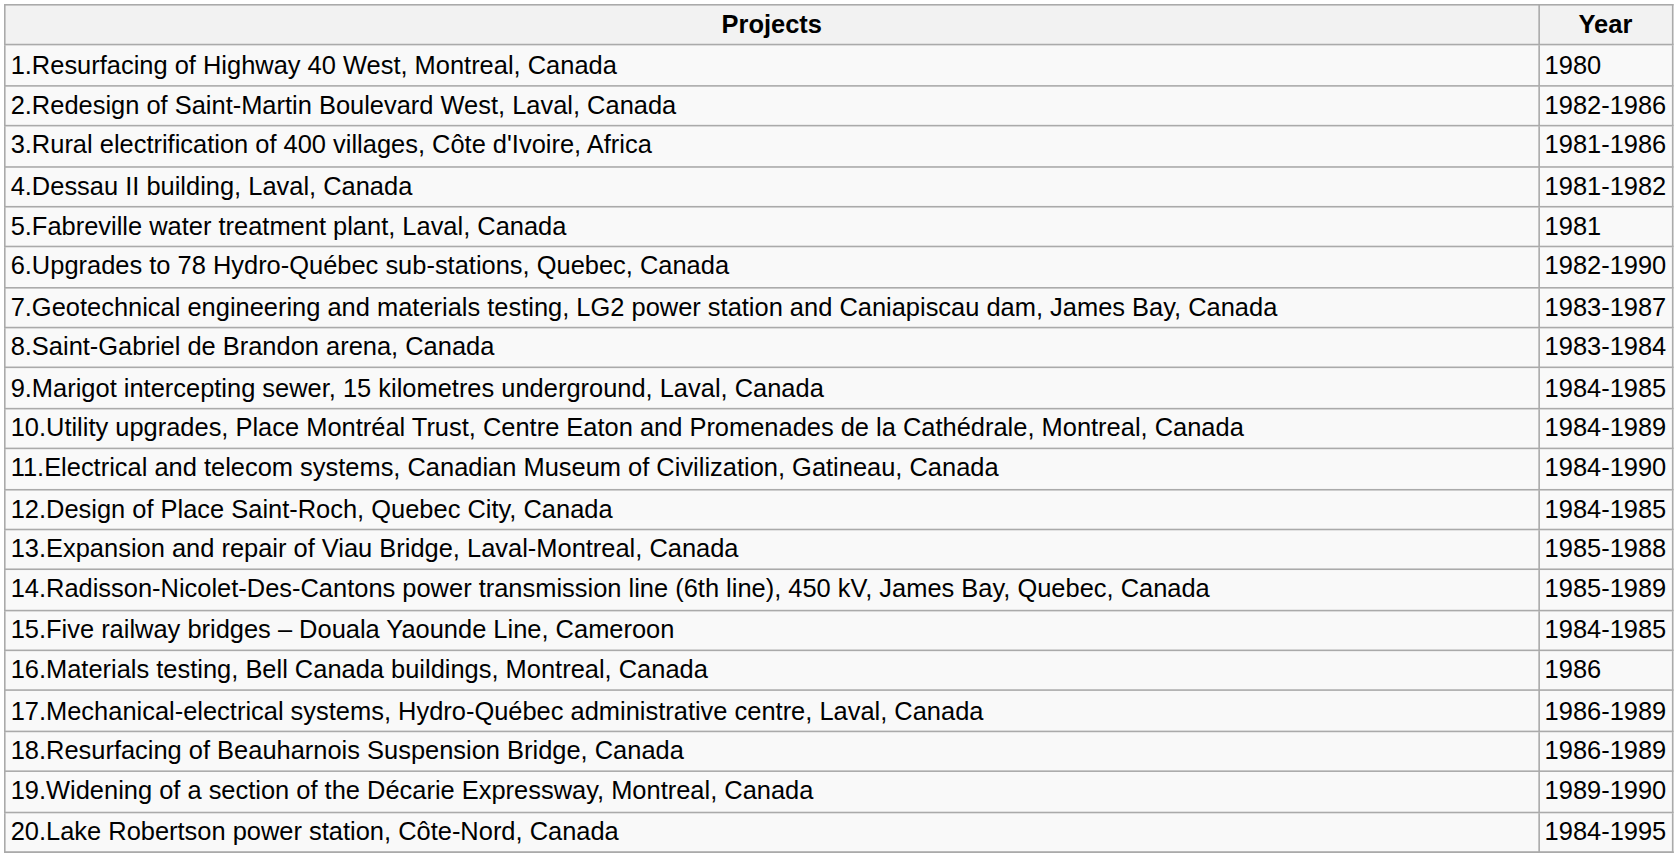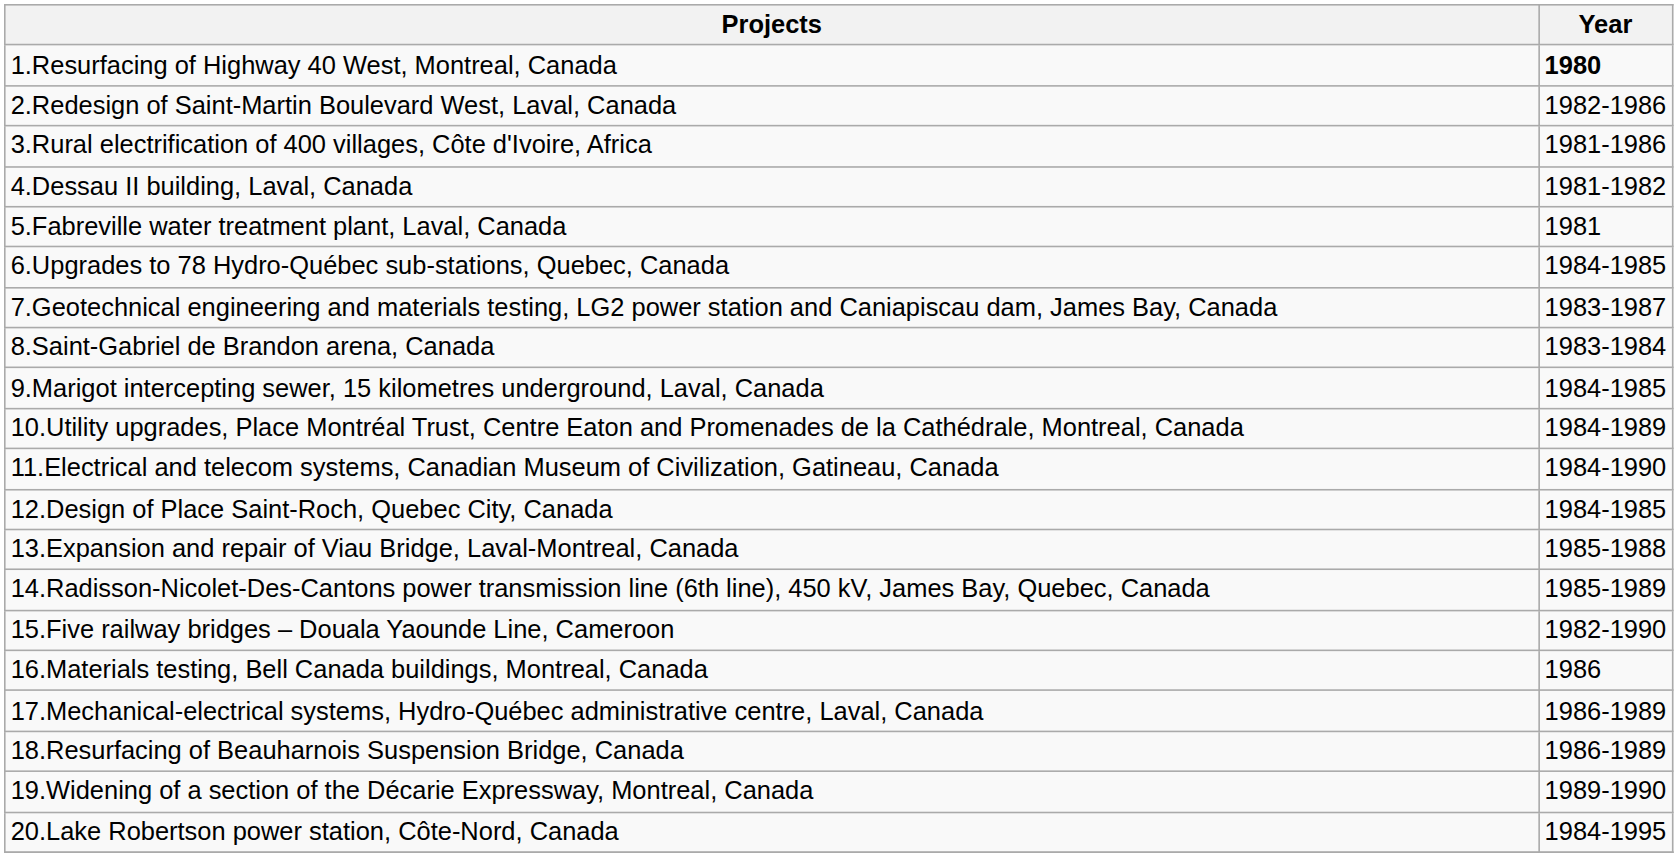(1573, 65) normal -> (1573, 65) bold
(1605, 266) 1982-1990 -> (1605, 266) 1984-1985
(1605, 629) 1984-1985 -> (1605, 629) 1982-1990
